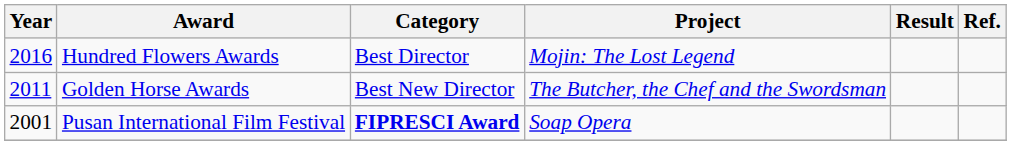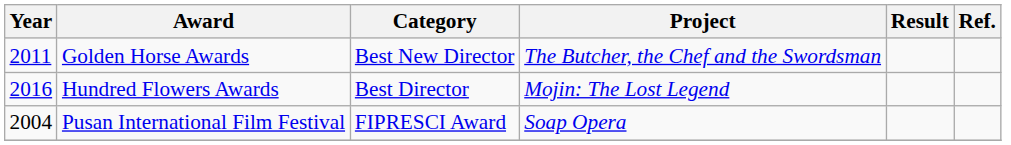rows swapped: (170, 55) <-> (156, 88)
(31, 122) 2001 -> (31, 122) 2004
(437, 122) bold -> (430, 122) normal
